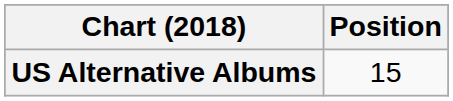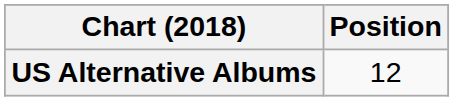(386, 72) 15 -> (386, 72) 12
